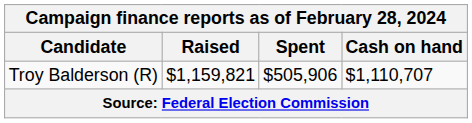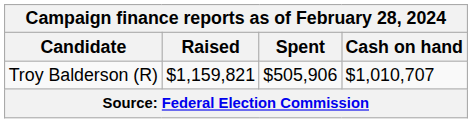(389, 74) $1,110,707 -> (390, 74) $1,010,707
